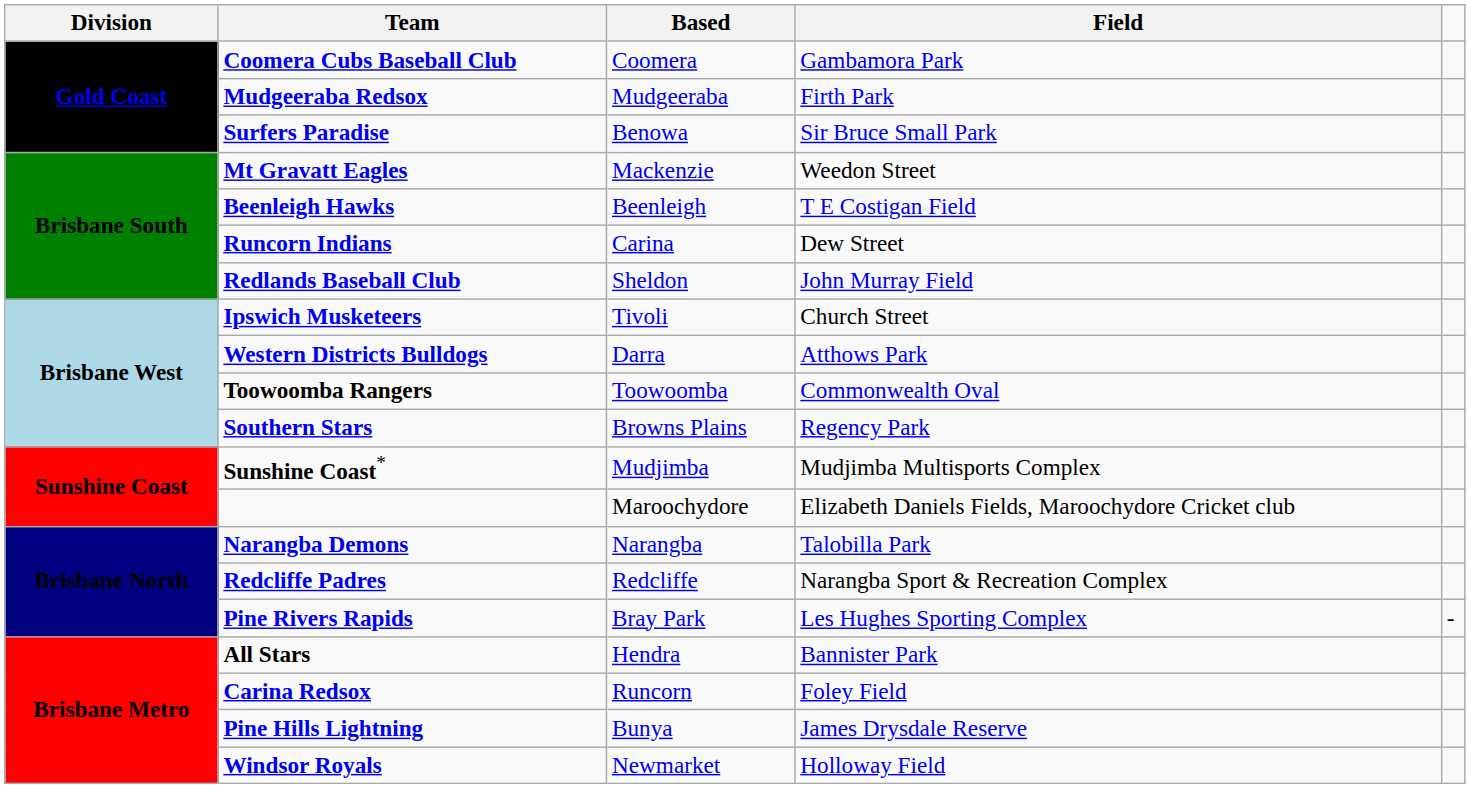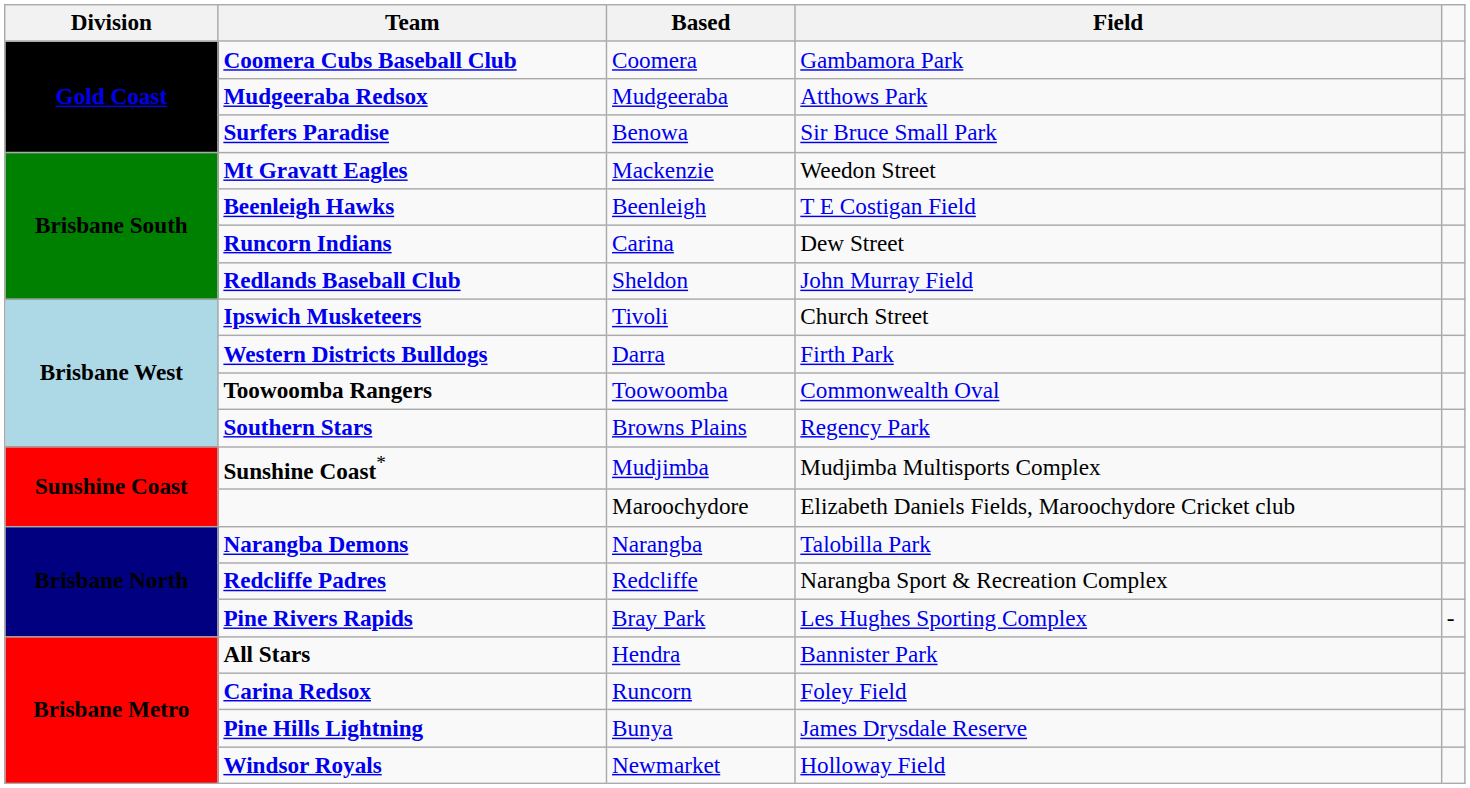(847, 96) Firth Park -> (864, 96) Atthows Park
(864, 354) Atthows Park -> (847, 354) Firth Park
